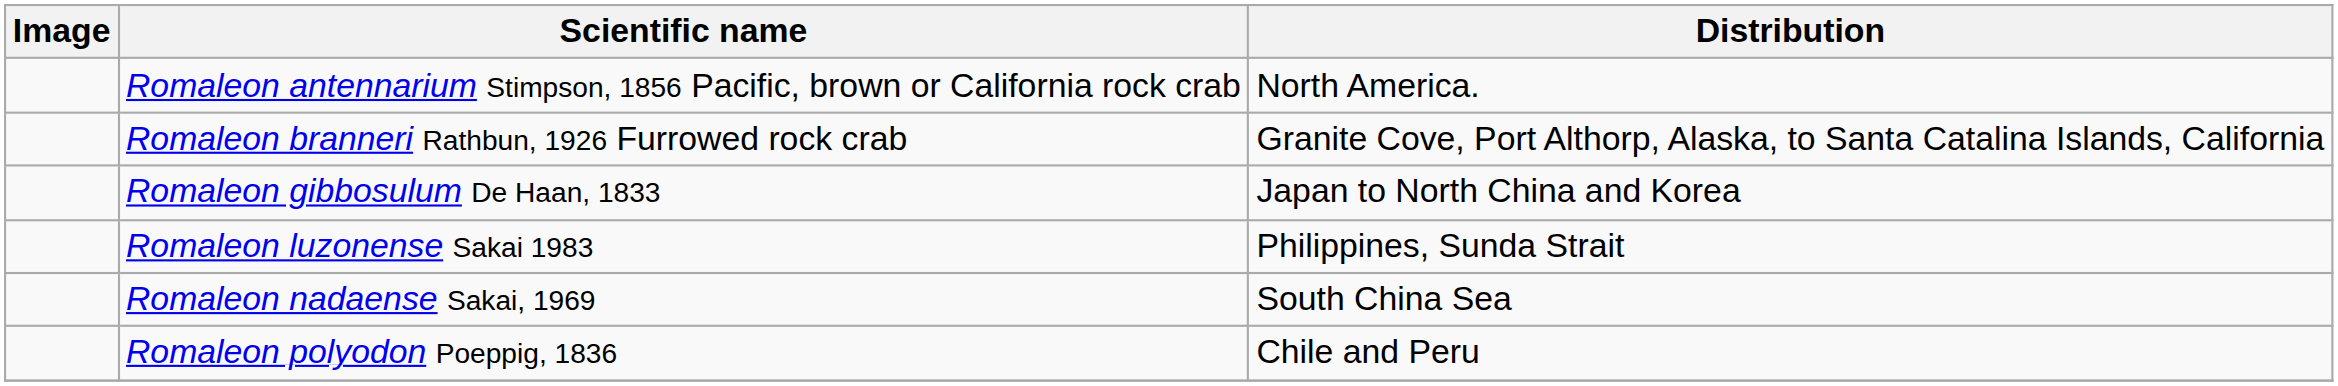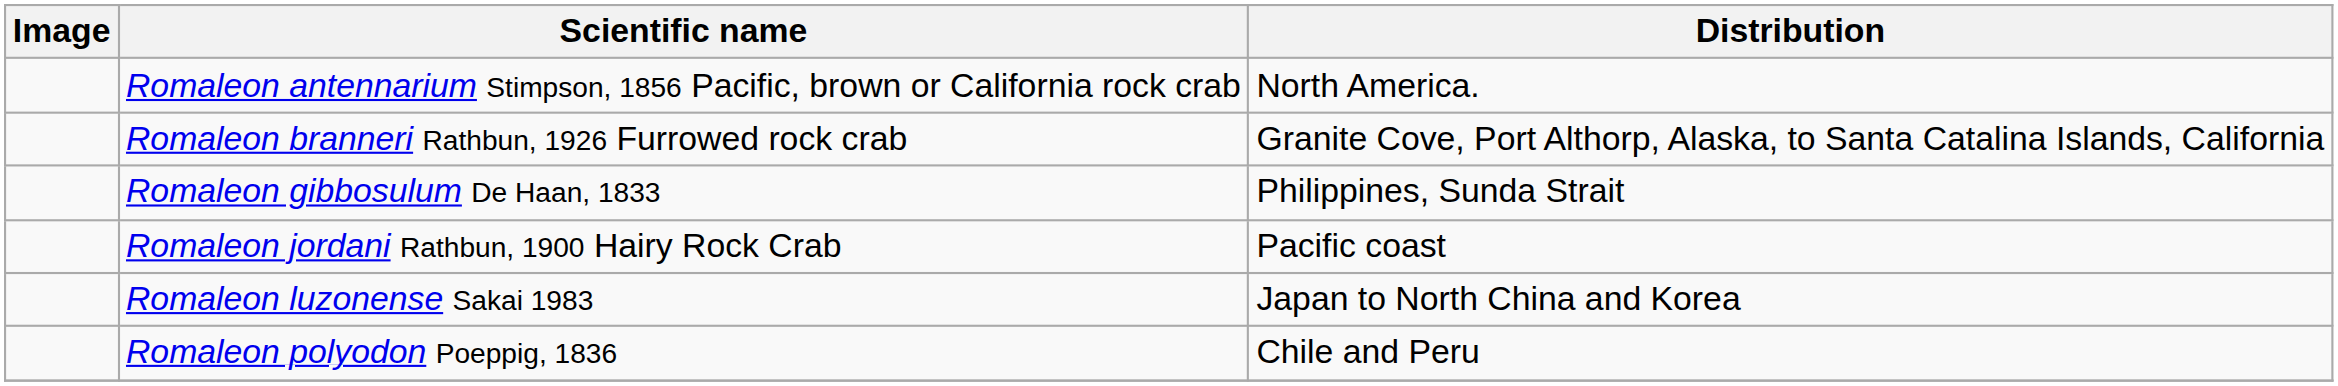(1499, 191) Japan to North China and Korea -> (1440, 191) Philippines, Sunda Strait
+ row: (484, 245)
(1440, 245) Philippines, Sunda Strait -> (1499, 298) Japan to North China and Korea
- row: (361, 298)
